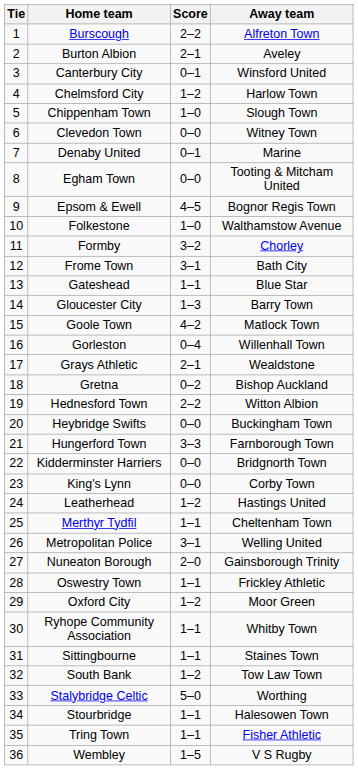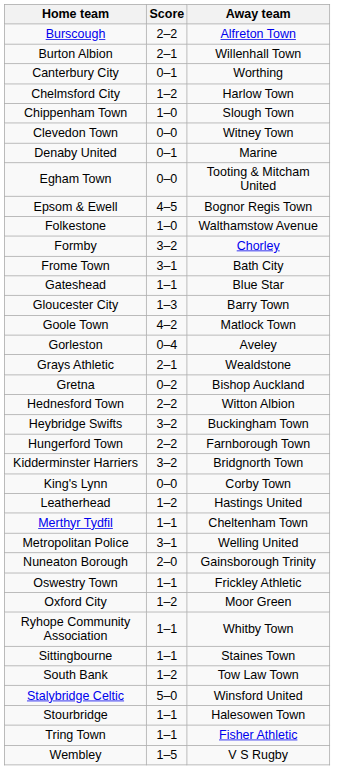- column: (16, 14)
(282, 53) Aveley -> (258, 53) Willenhall Town
(282, 73) Winsford United -> (258, 73) Worthing
(282, 345) Willenhall Town -> (258, 345) Aveley
(190, 424) 0–0 -> (167, 424) 3–2
(190, 444) 3–3 -> (167, 444) 2–2
(190, 463) 0–0 -> (167, 463) 3–2
(282, 695) Worthing -> (258, 695) Winsford United
